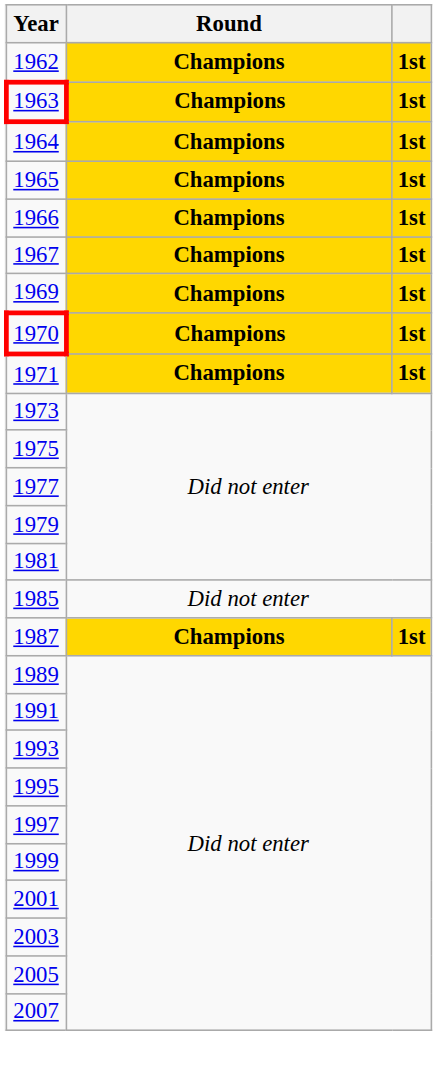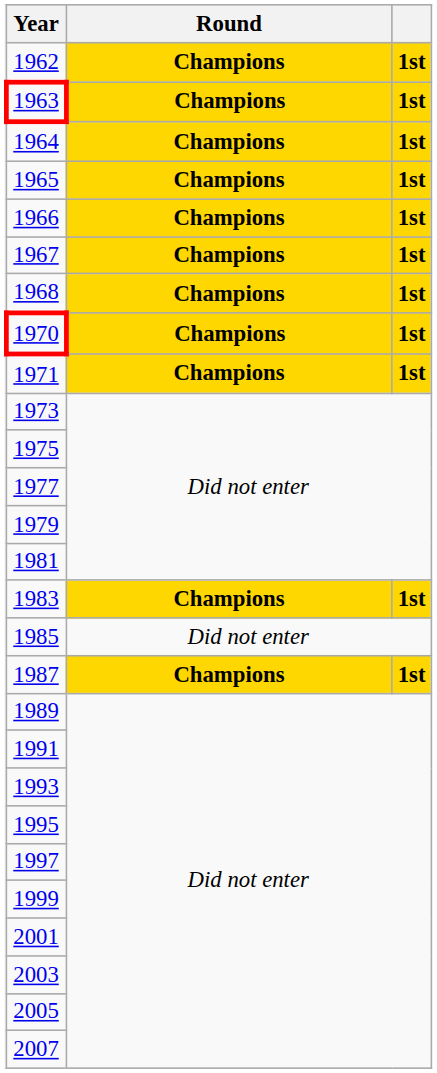+ row: (36, 292)
- row: (36, 292)
+ row: (36, 599)
